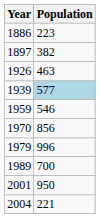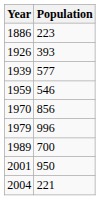- row: (19, 52)
(46, 71) 463 -> (46, 52) 393
(46, 90) lightblue background -> (46, 71) no background
